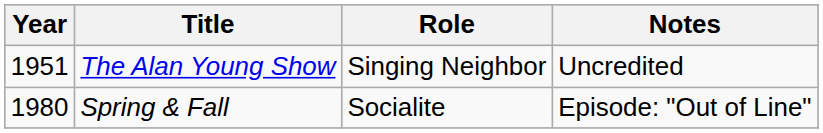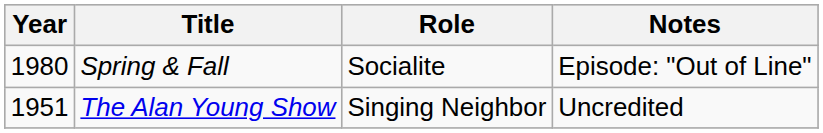rows swapped: (208, 66) <-> (155, 107)
